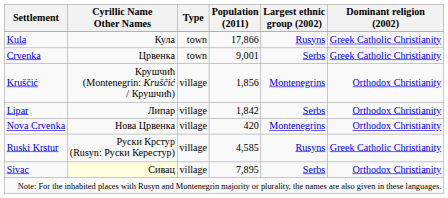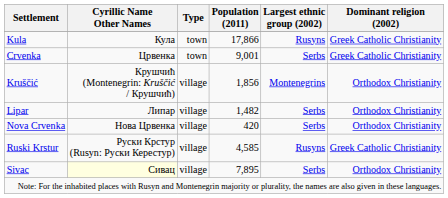(247, 110) 1,842 -> (247, 110) 1,482
(297, 126) Montenegrins -> (314, 126) Serbs
